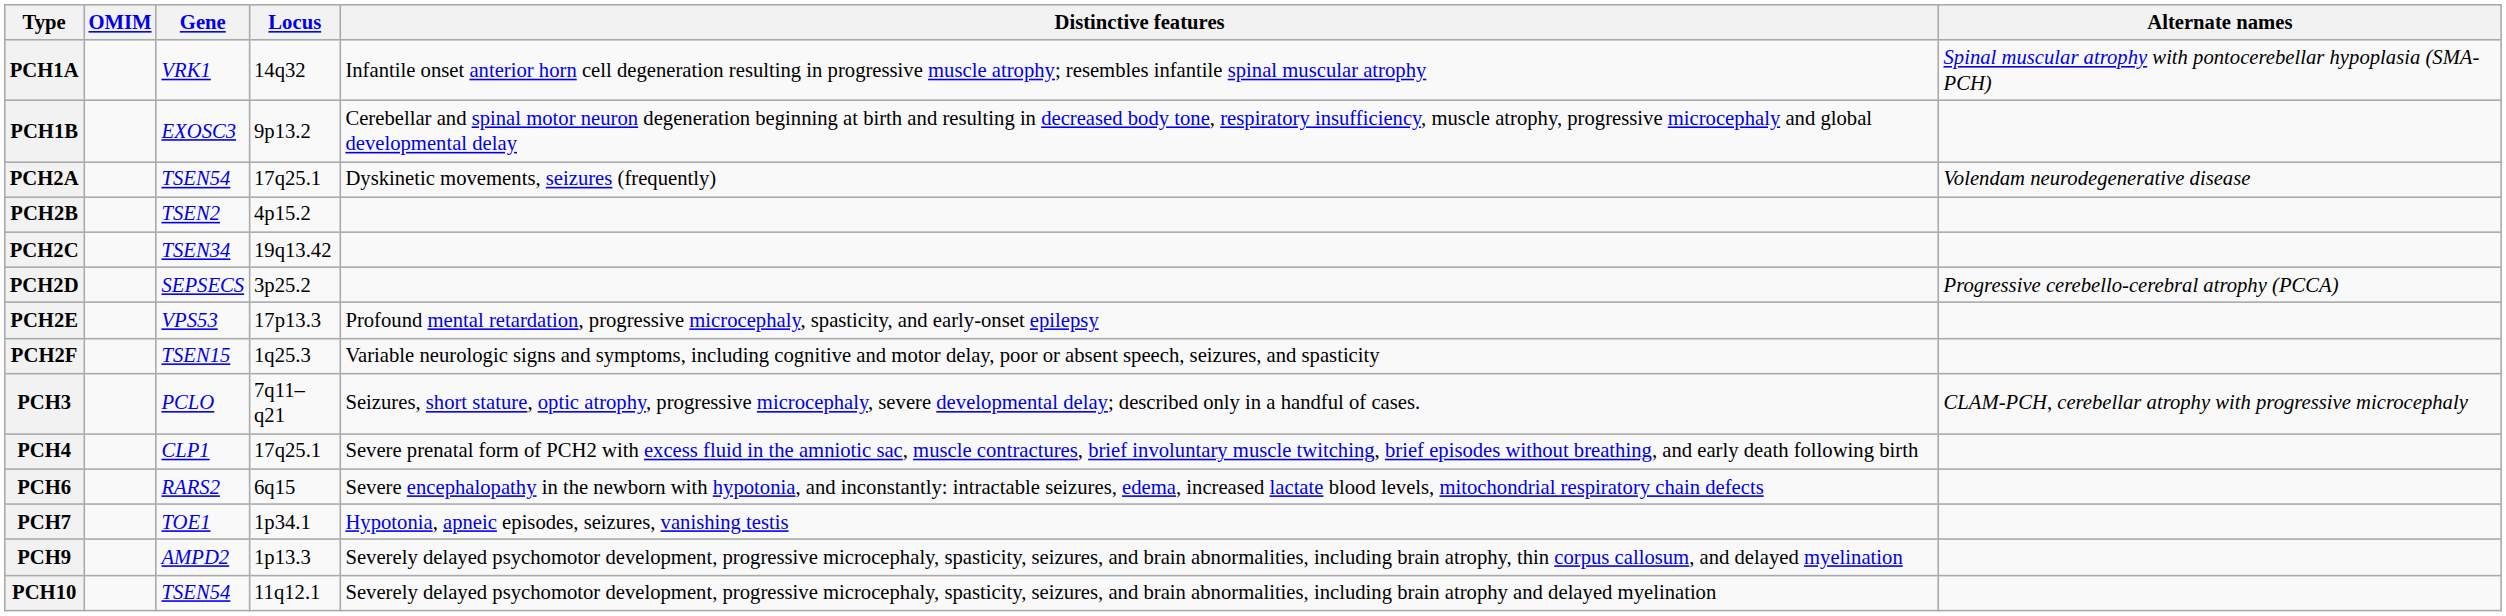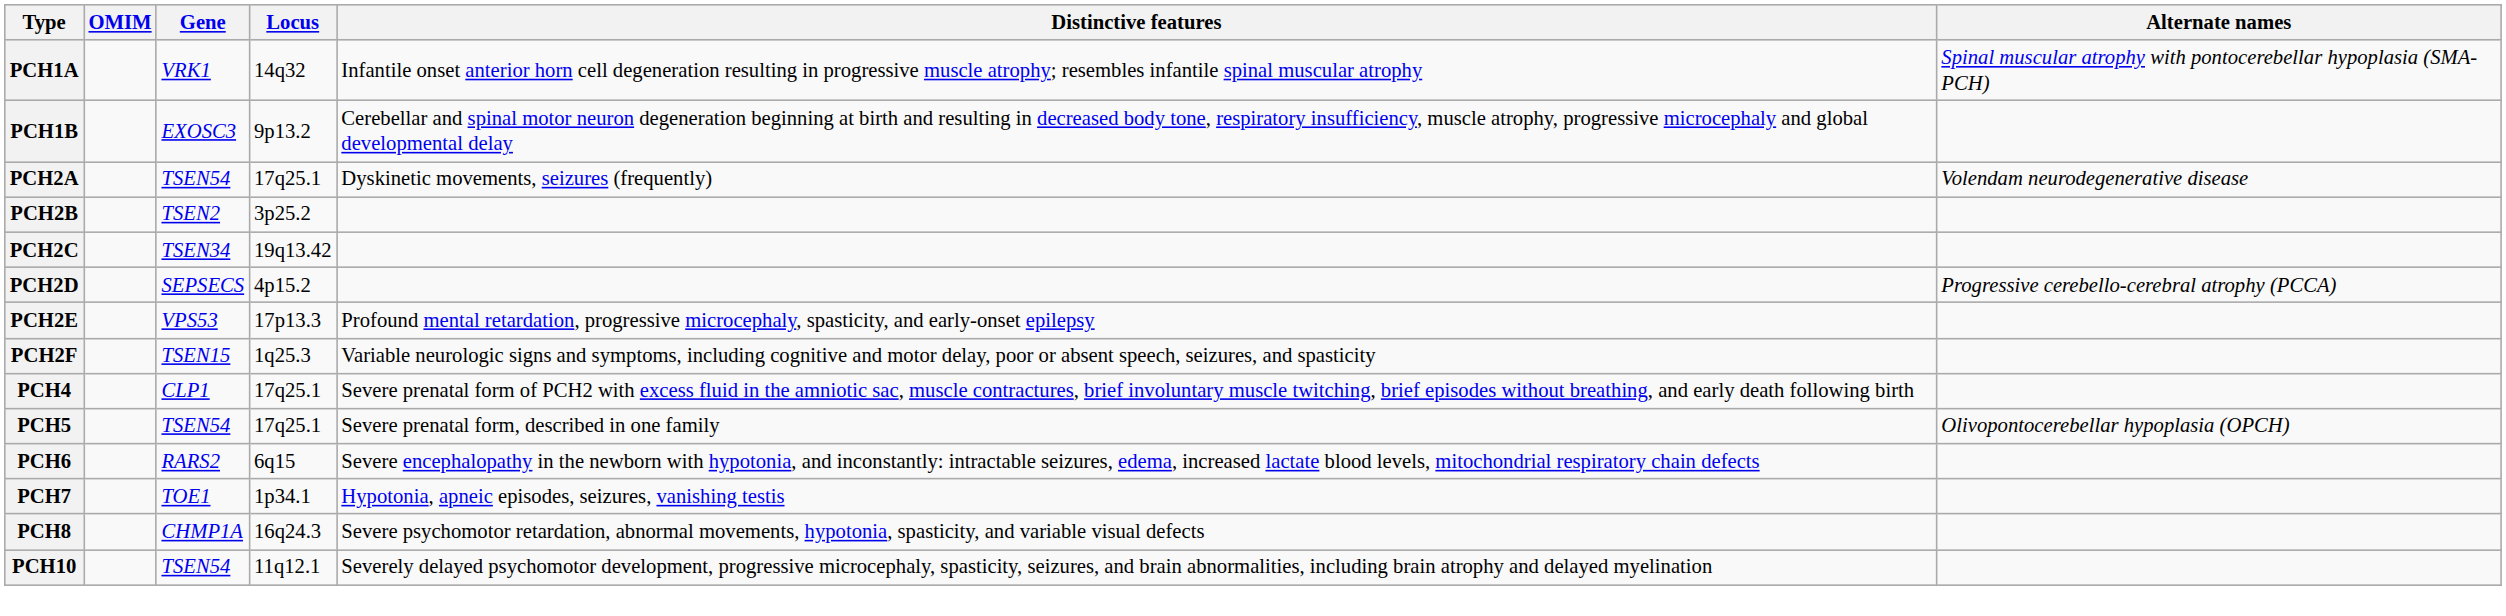(282, 214) 4p15.2 -> (282, 214) 3p25.2
(282, 284) 3p25.2 -> (282, 284) 4p15.2
- row: (44, 403)
+ row: (44, 425)
+ row: (44, 531)
- row: (44, 557)
